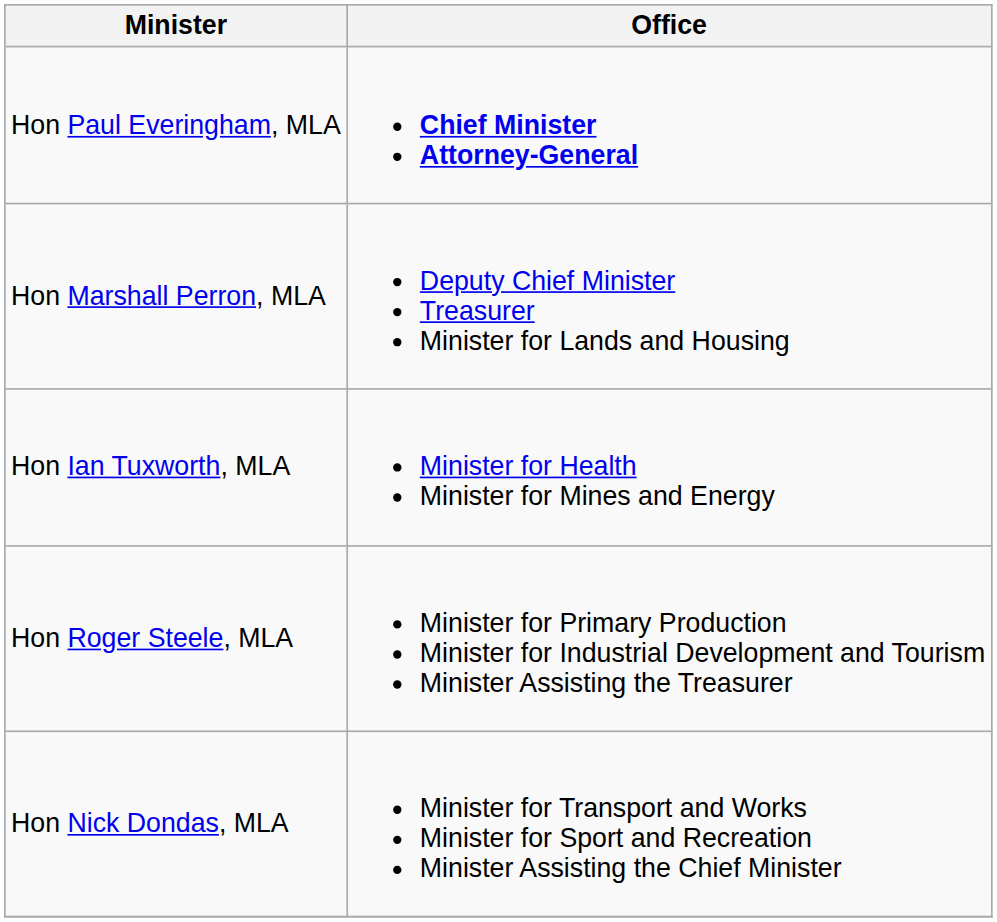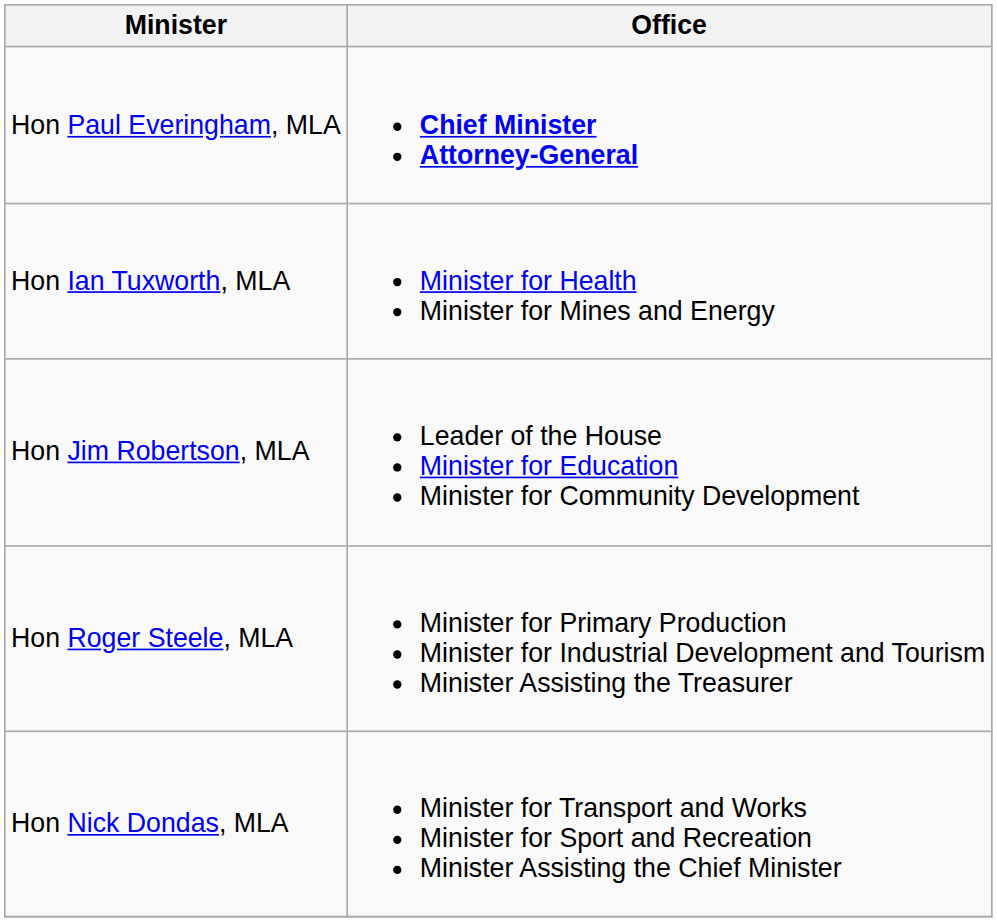- row: (168, 295)
+ row: (160, 451)
